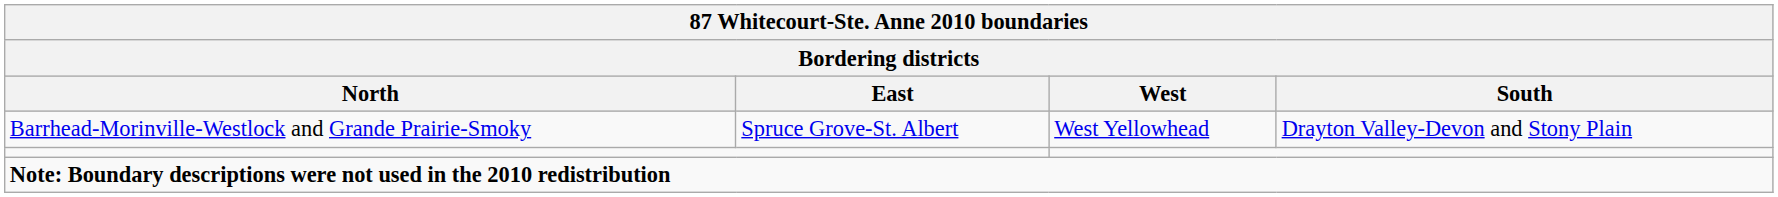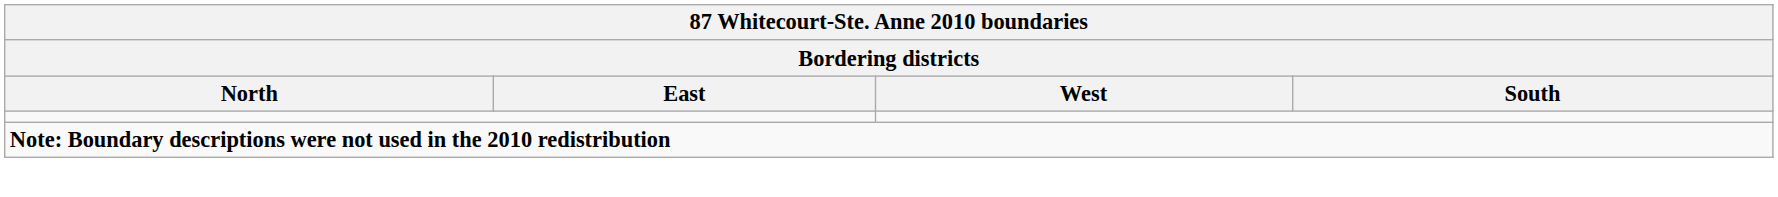- row: (271, 128)
